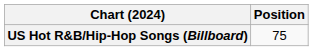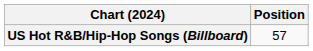(279, 35) 75 -> (279, 35) 57
